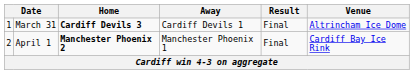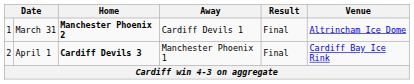(101, 25) Cardiff Devils 3 -> (106, 30) Manchester Phoenix 2
(106, 44) Manchester Phoenix 2 -> (101, 53) Cardiff Devils 3
